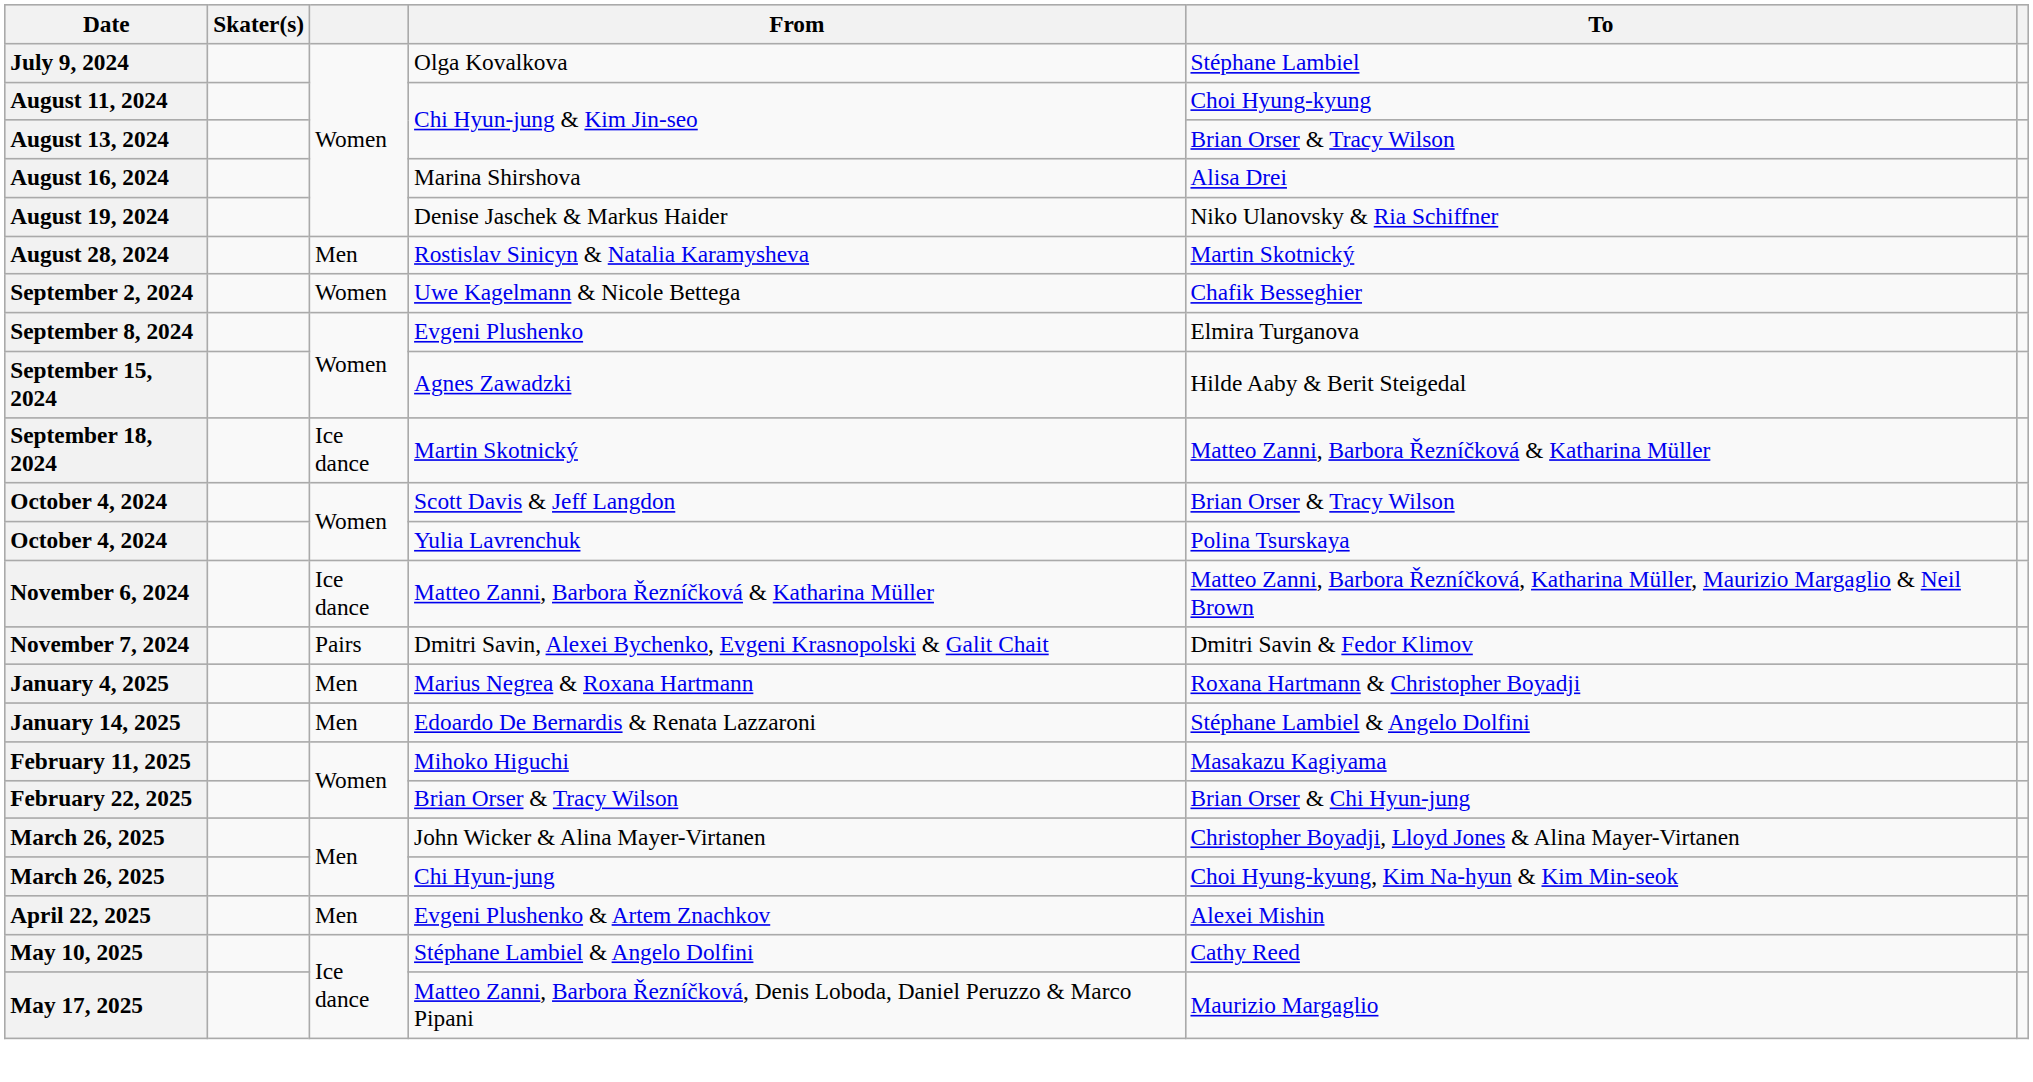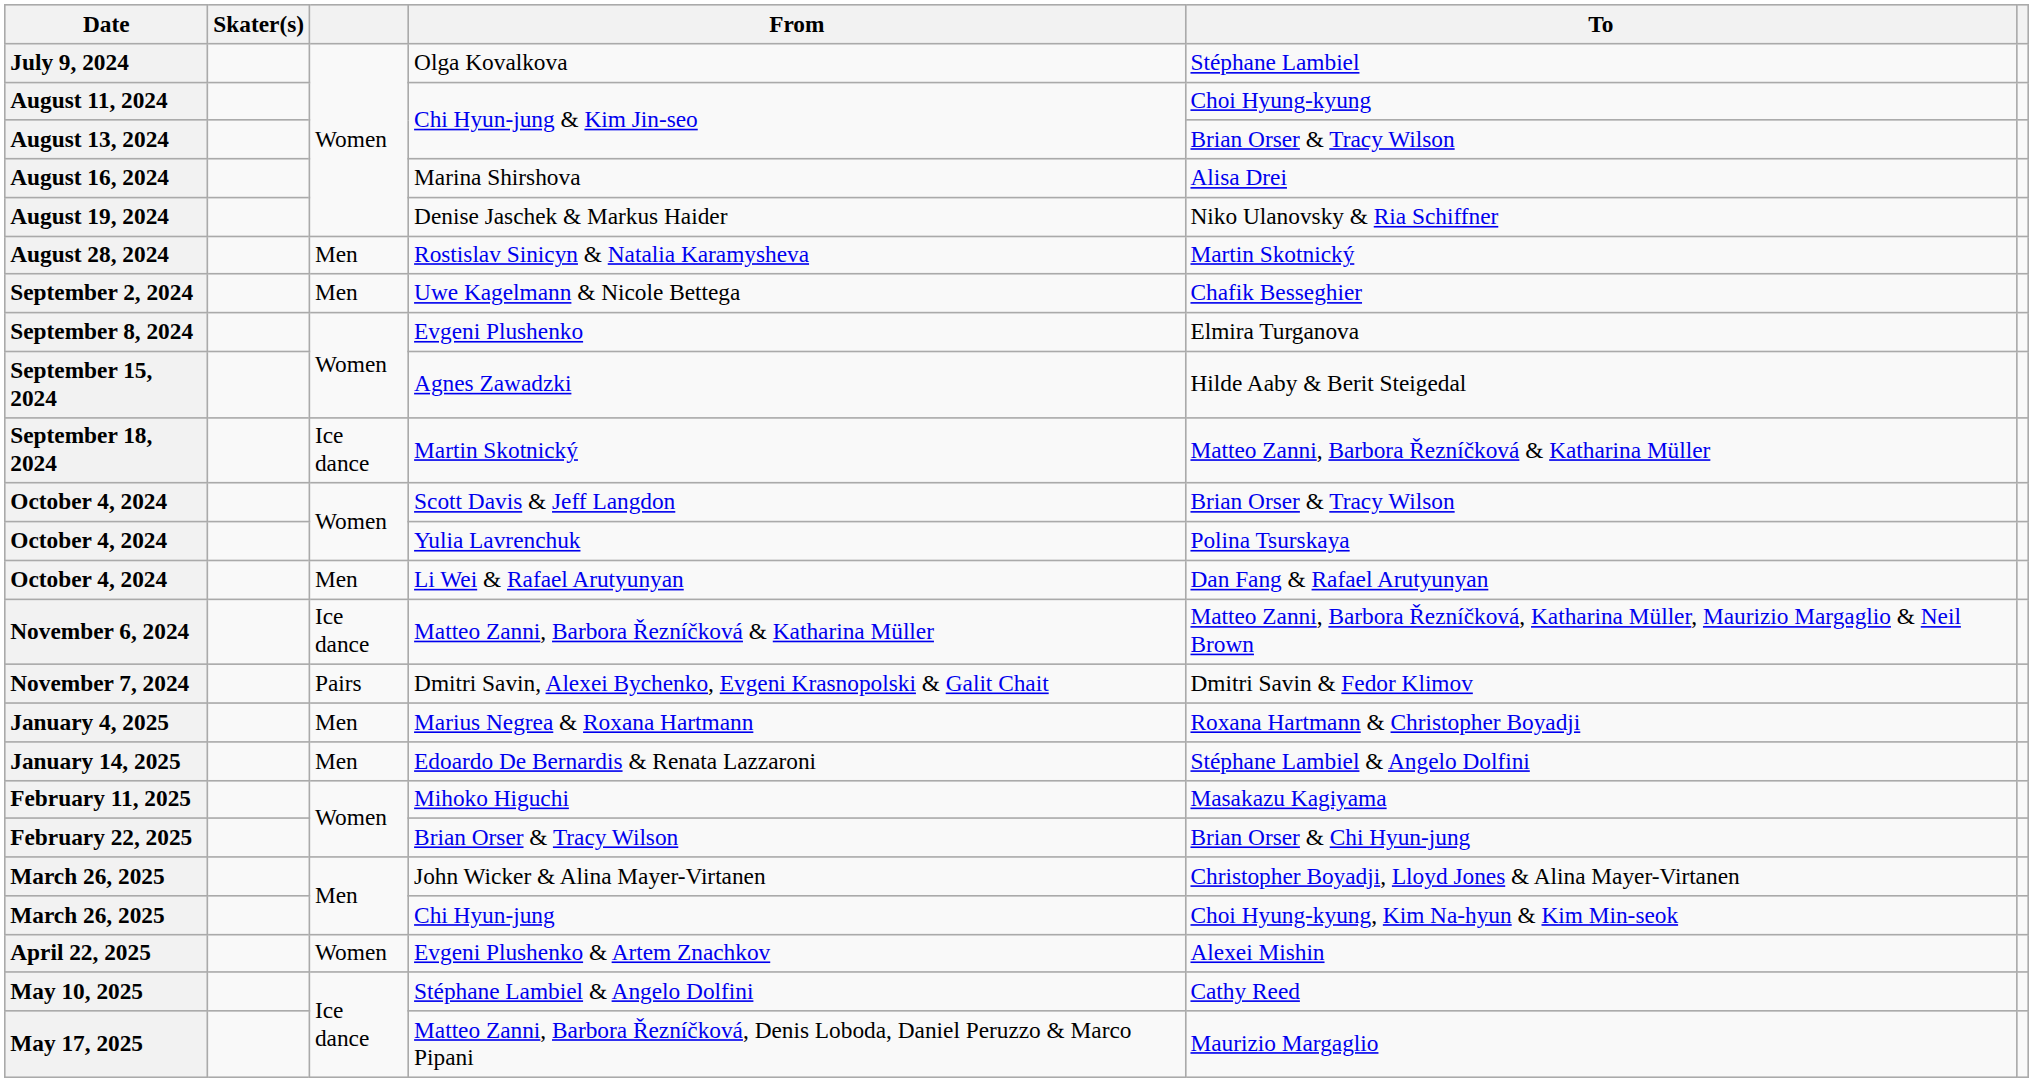(351, 293) Women -> (336, 293) Men
+ row: (89, 579)
(336, 914) Men -> (351, 953) Women
